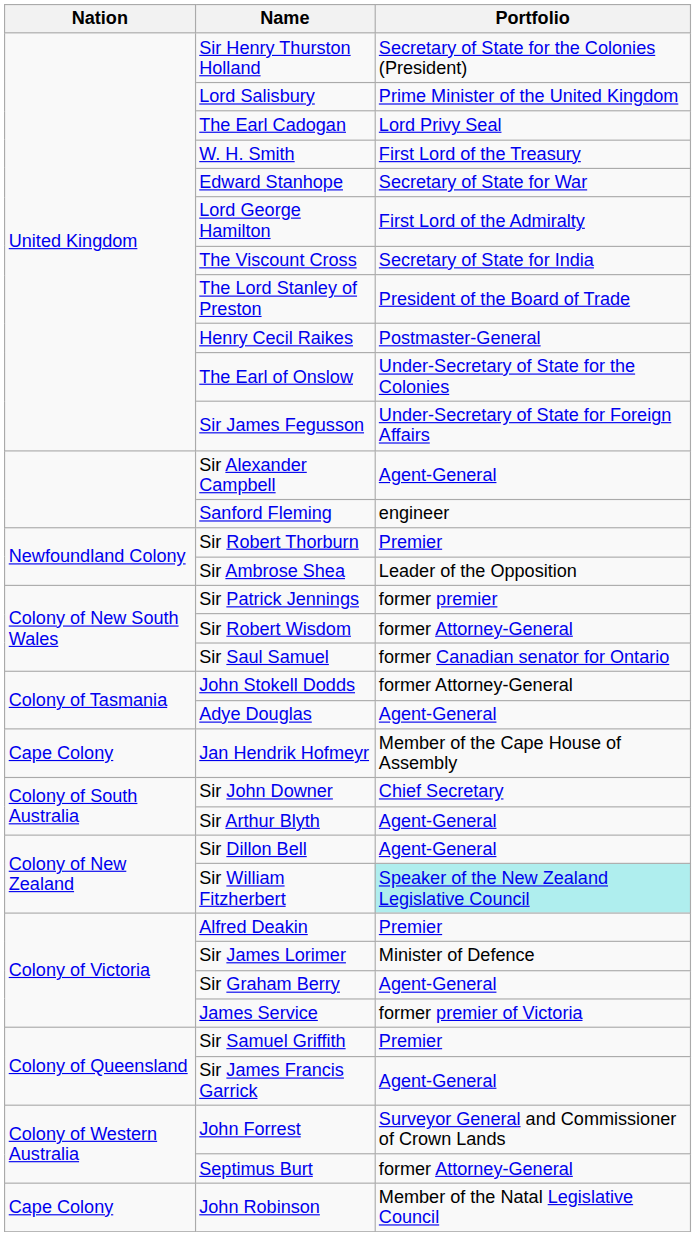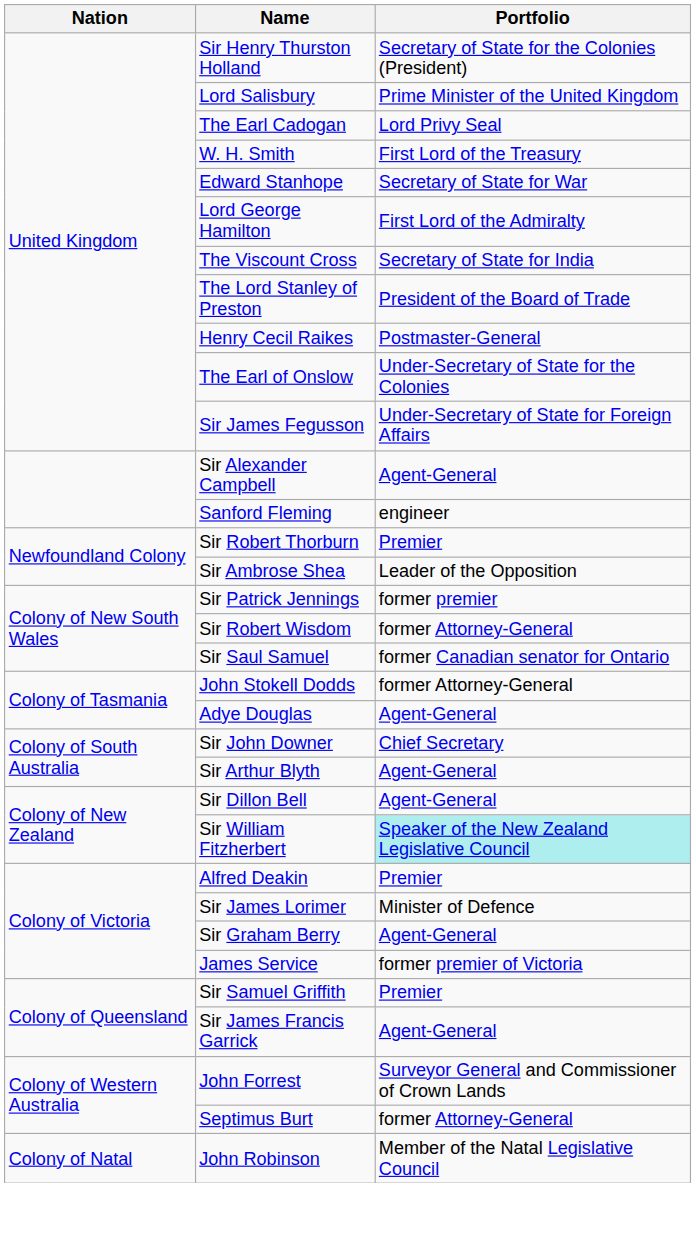- row: (284, 753)
(61, 1207) Cape Colony -> (71, 1158) Colony of Natal
